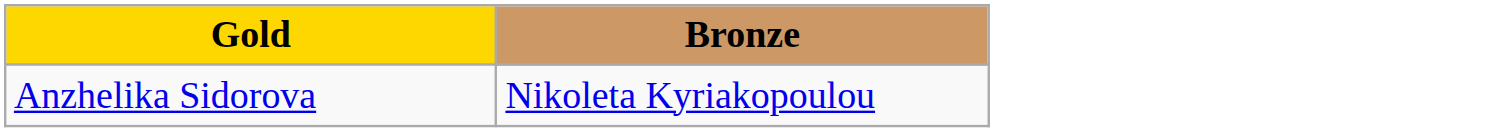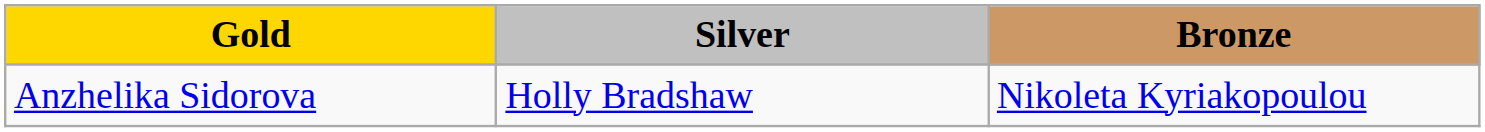+ column: (742, 34)
